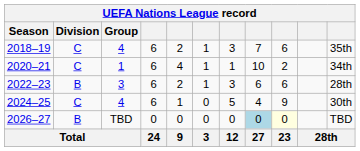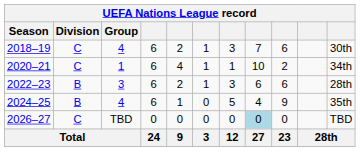(341, 48) 35th -> (341, 48) 30th
(77, 102) C -> (77, 102) B
(341, 102) 30th -> (341, 102) 35th
(77, 119) B -> (77, 119) C
(285, 119) lightyellow background -> (285, 119) no background
